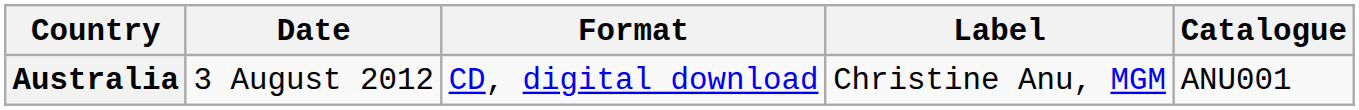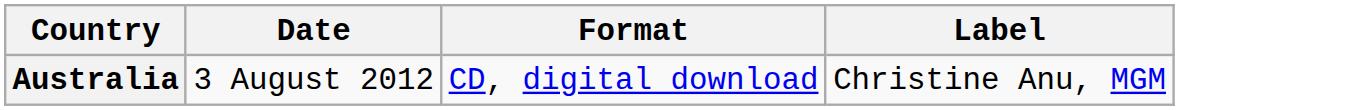- column: (1264, 30)
